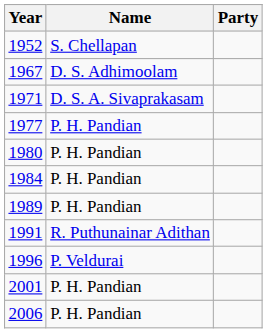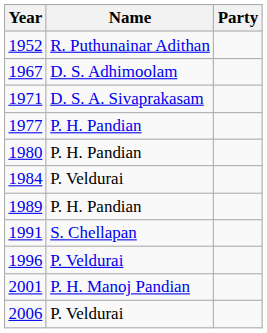(94, 44) S. Chellapan -> (130, 44) R. Puthunainar Adithan
(96, 179) P. H. Pandian -> (87, 179) P. Veldurai
(130, 233) R. Puthunainar Adithan -> (94, 233) S. Chellapan
(96, 286) P. H. Pandian -> (120, 286) P. H. Manoj Pandian
(96, 313) P. H. Pandian -> (87, 313) P. Veldurai
